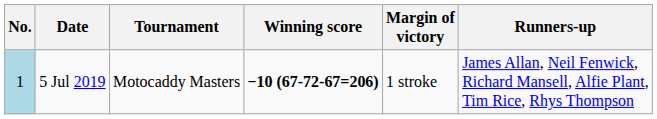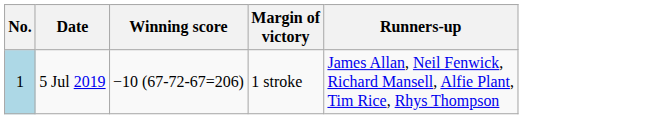- column: (177, 27)
(313, 81) bold -> (178, 81) normal
